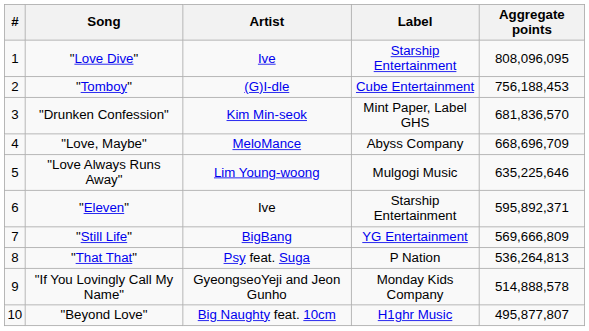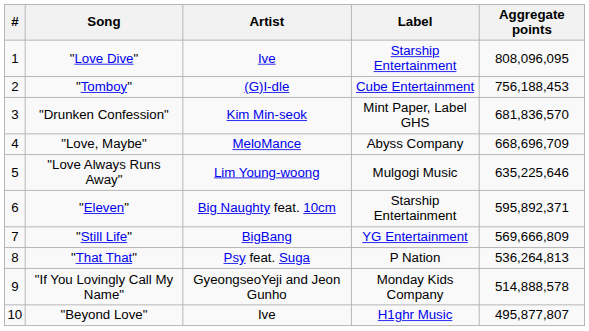(267, 208) Ive -> (267, 208) Big Naughty feat. 10cm
(267, 315) Big Naughty feat. 10cm -> (267, 315) Ive
